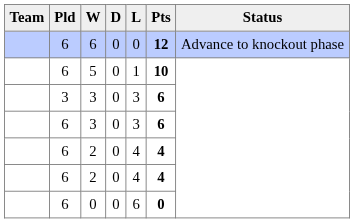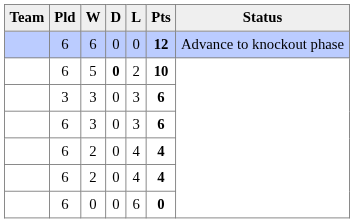(116, 71) normal -> (116, 71) bold
(136, 71) 1 -> (136, 71) 2
